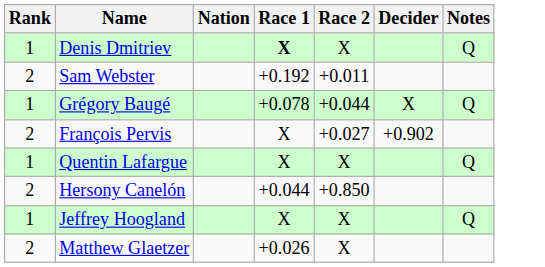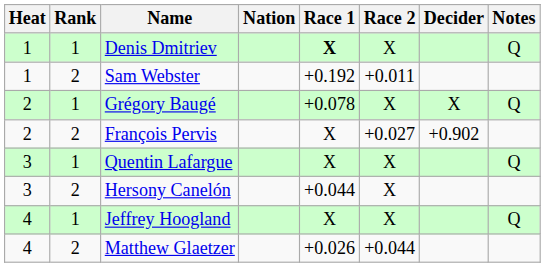+ column: (27, 18)
(344, 104) +0.044 -> (390, 104) X
(344, 190) +0.850 -> (390, 190) X
(344, 248) X -> (390, 248) +0.044
